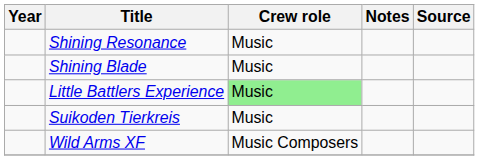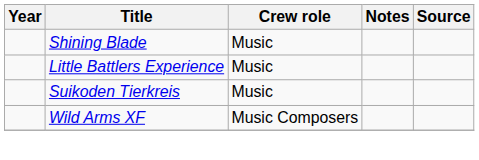- row: (118, 42)
(252, 92) lightgreen background -> (252, 67) no background
